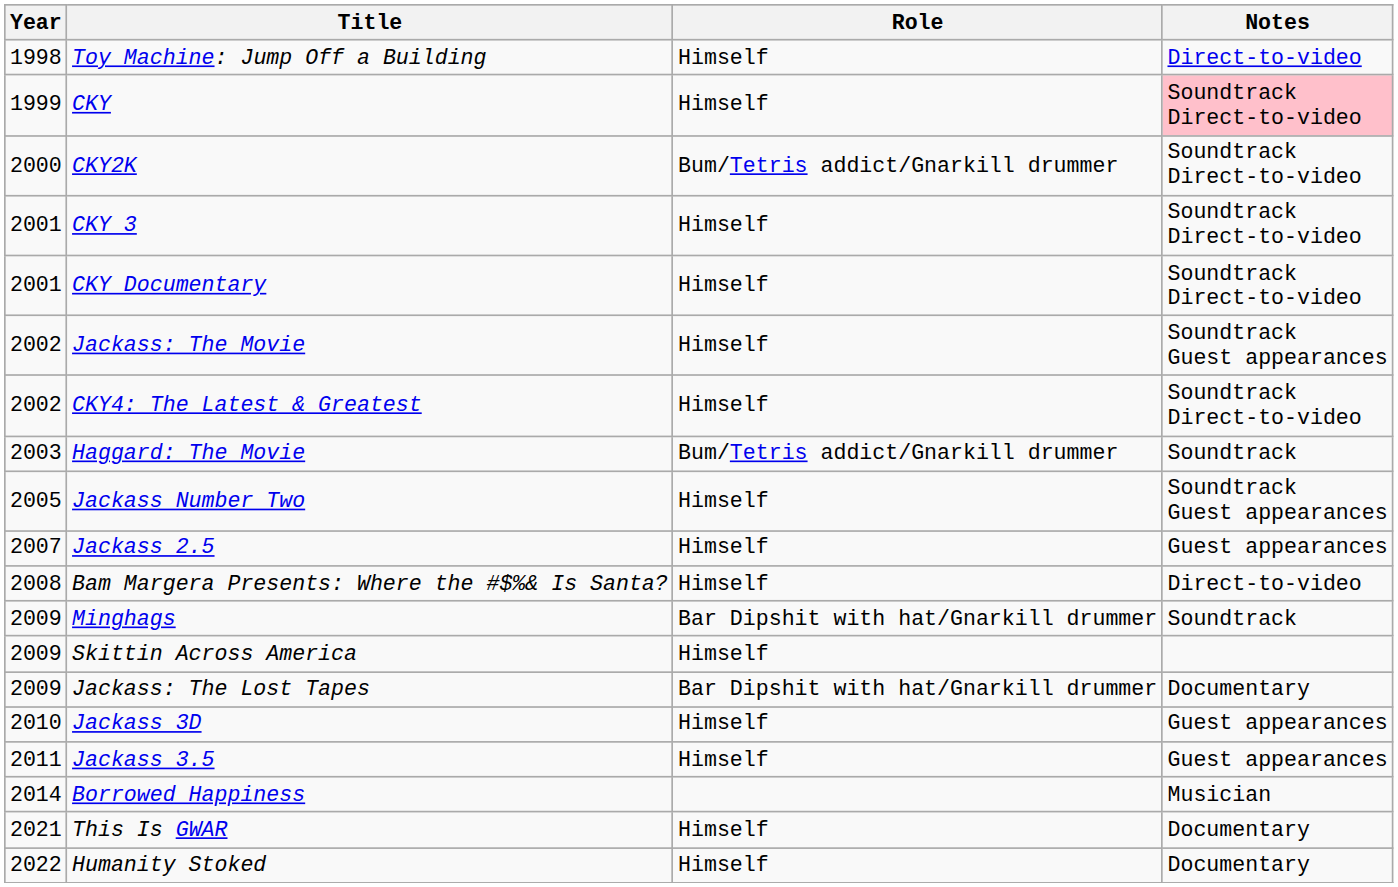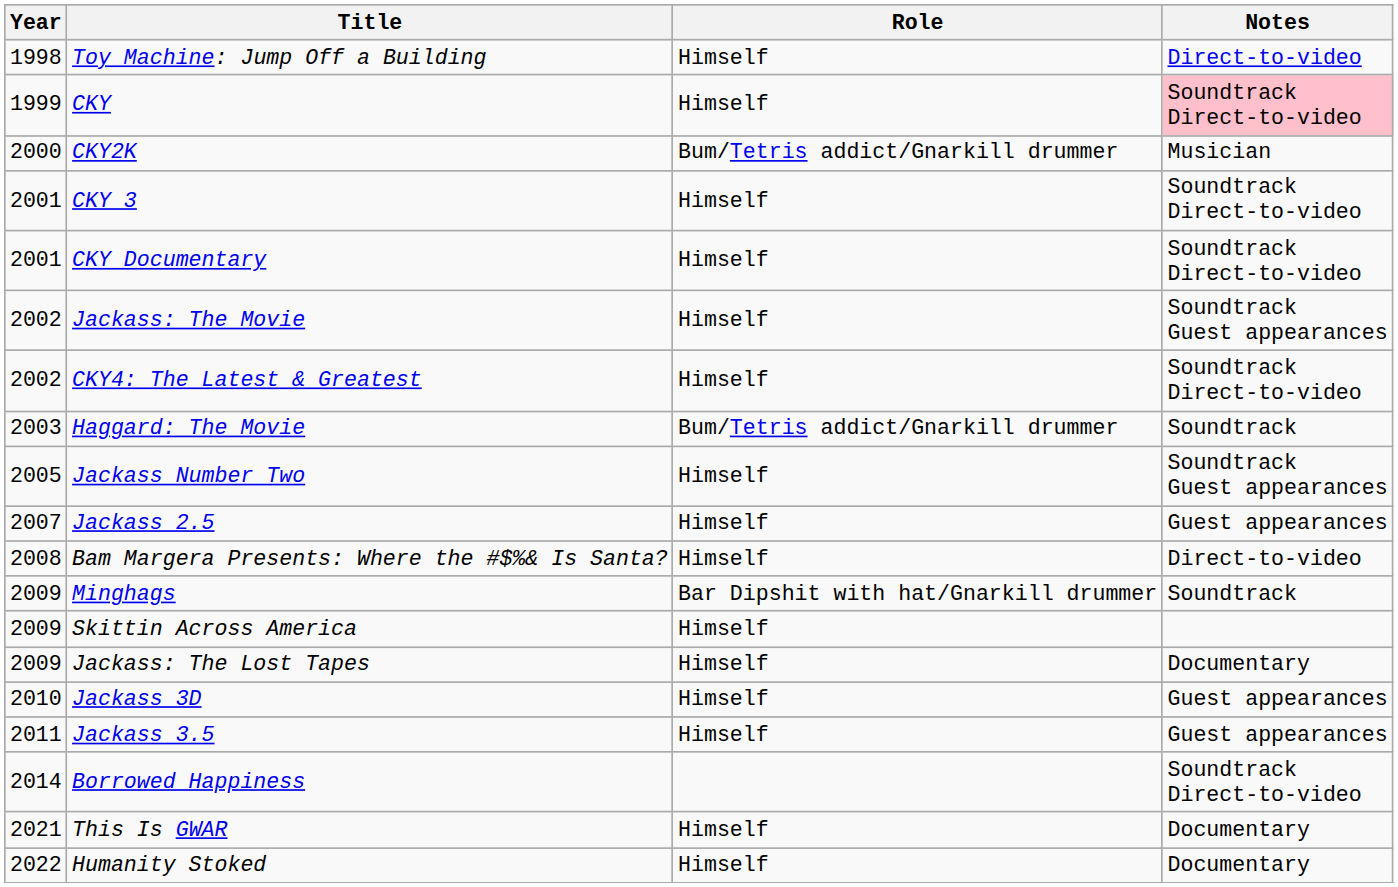(1265, 165) Soundtrack Direct-to-video -> (1219, 153) Musician
(918, 689) Bar Dipshit with hat/Gnarkill drummer -> (723, 664) Himself
(1219, 795) Musician -> (1265, 782) Soundtrack Direct-to-video
